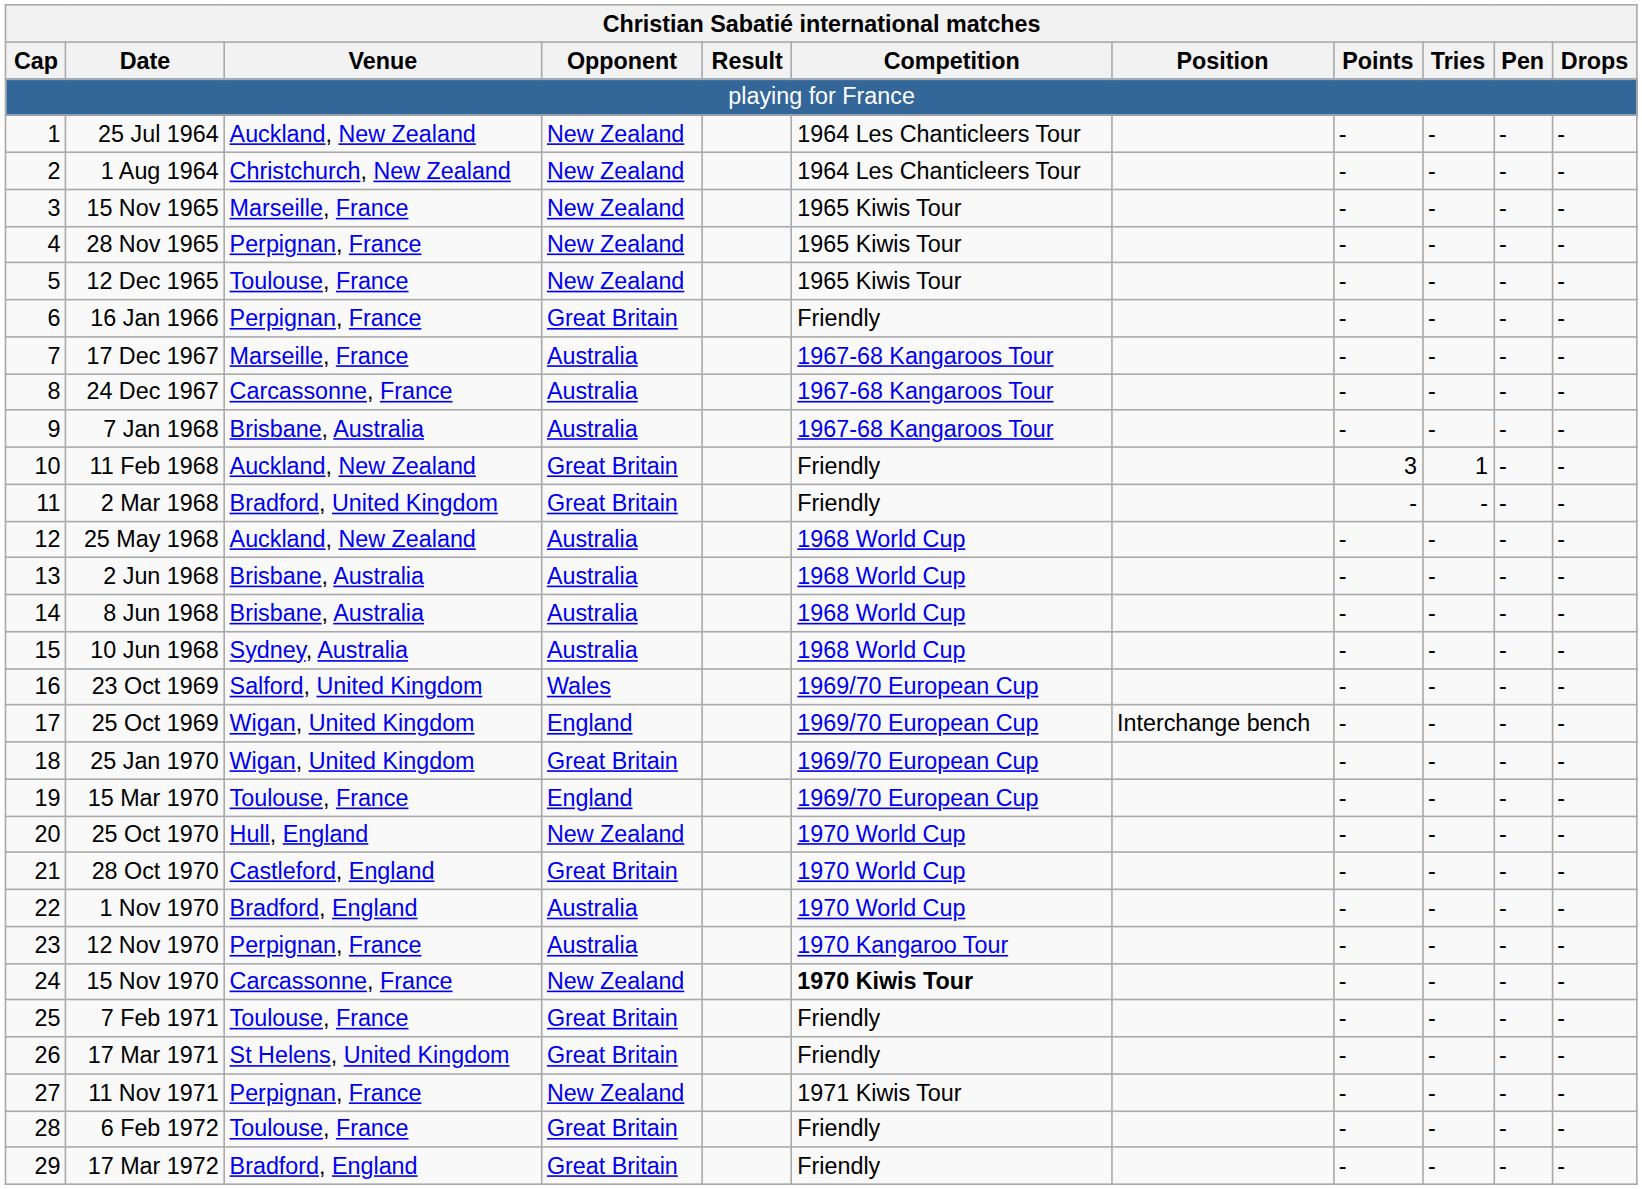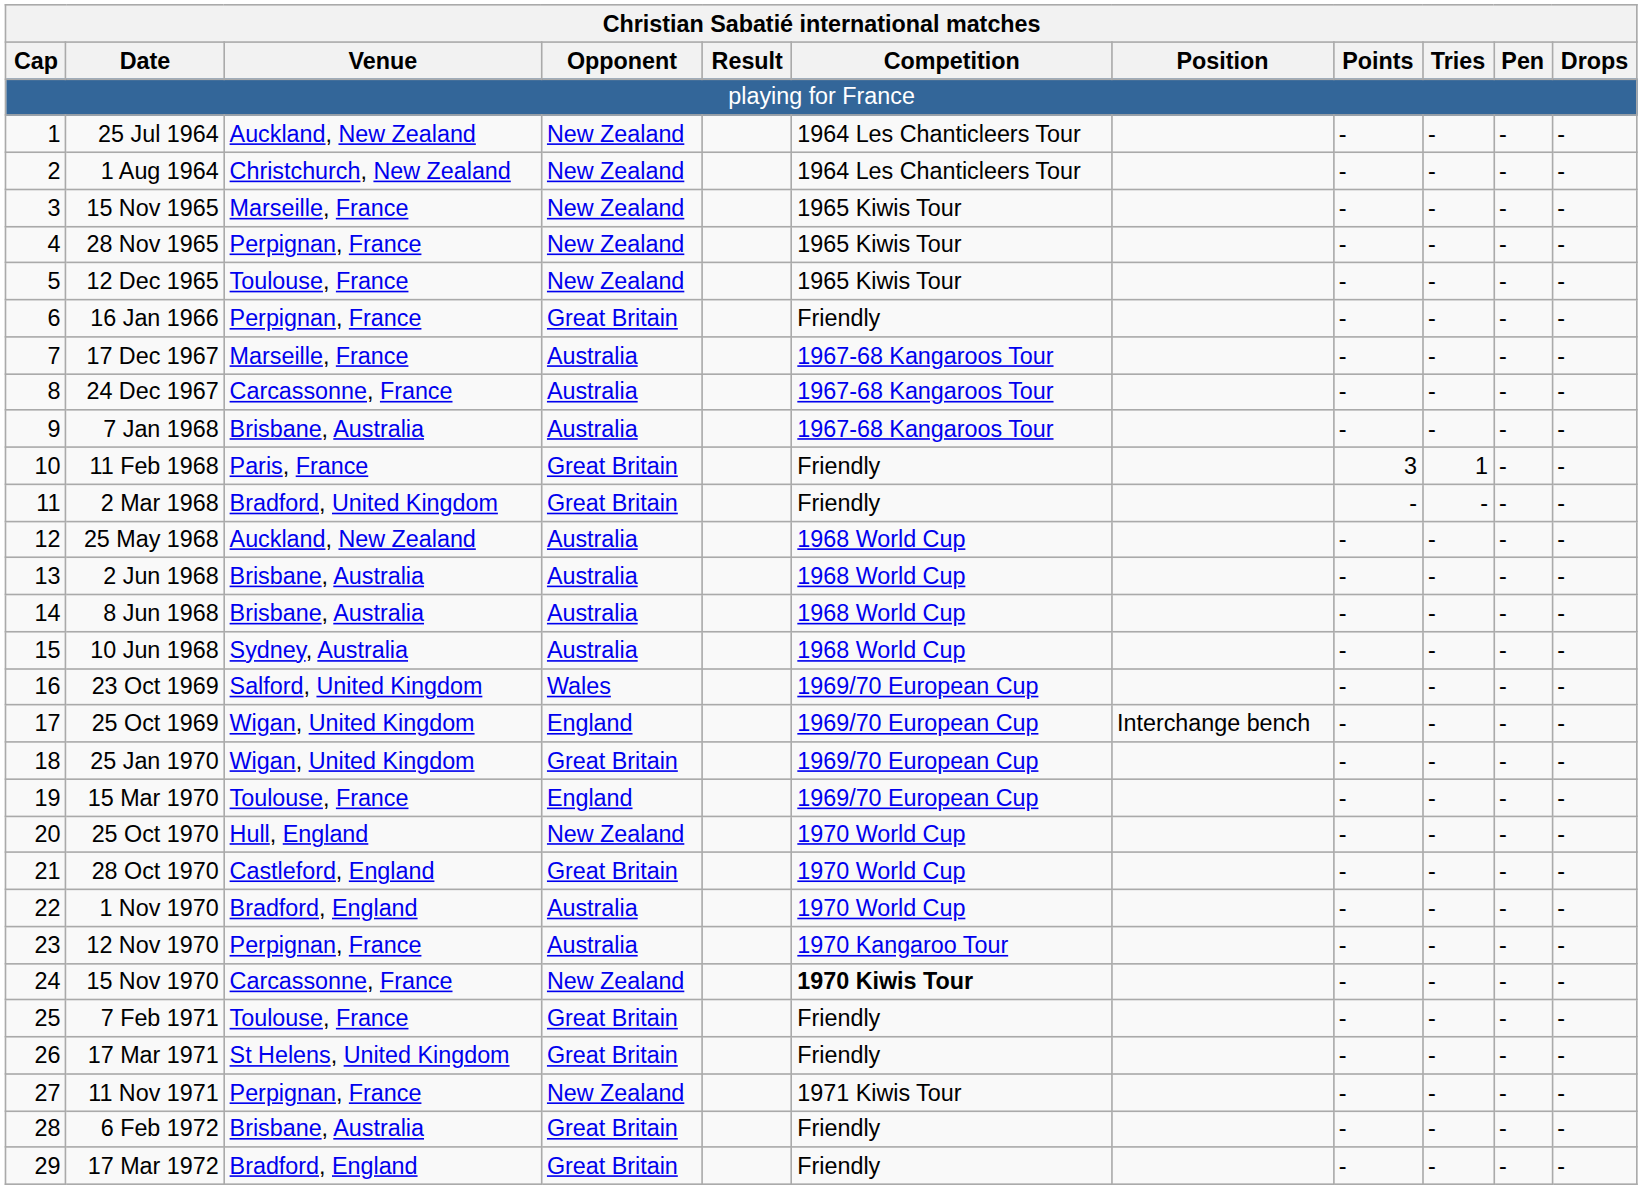(353, 466) Auckland, New Zealand -> (299, 466) Paris, France
(319, 1129) Toulouse, France -> (327, 1129) Brisbane, Australia
